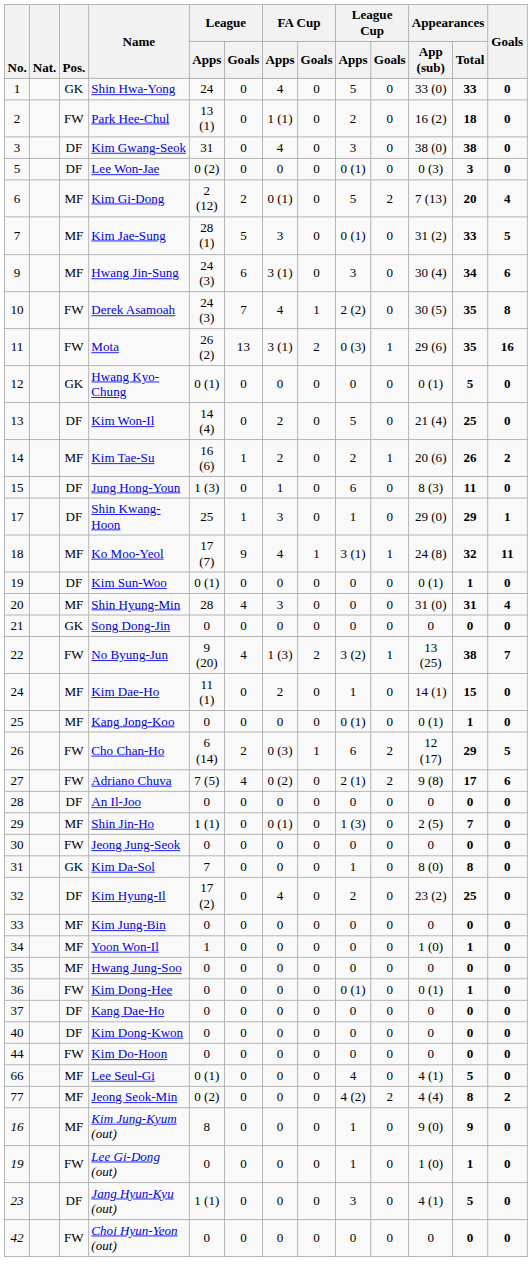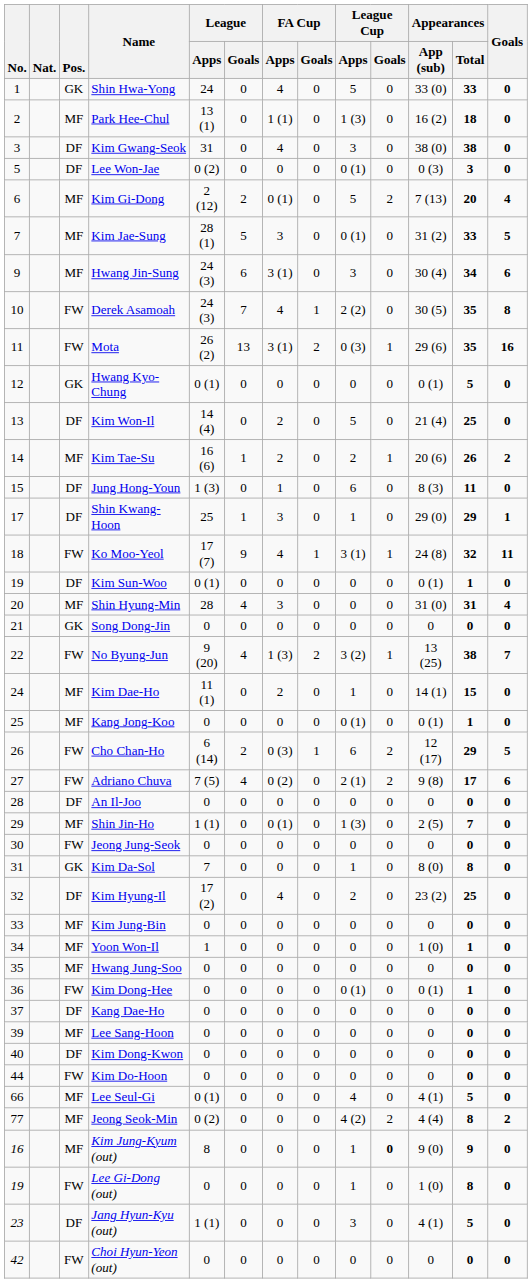(74, 118) FW -> (74, 118) MF
(353, 118) 2 -> (353, 118) 1 (3)
(74, 553) MF -> (74, 553) FW
+ row: (133, 1033)
(390, 1126) normal -> (390, 1148) bold
(470, 1163) 1 -> (470, 1185) 8
